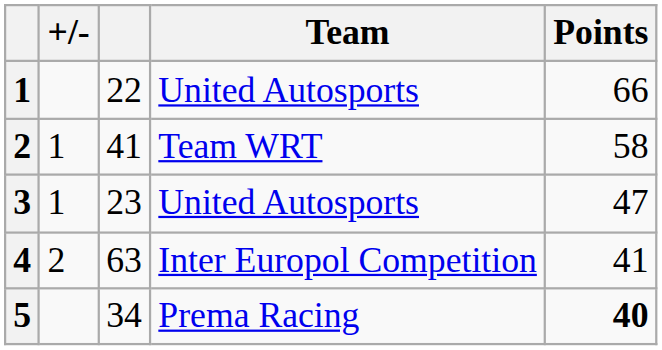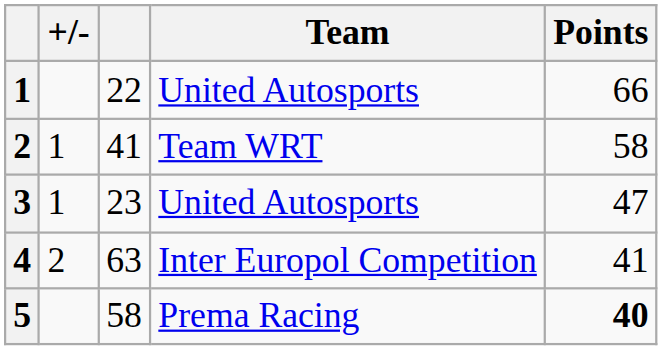(124, 315) 34 -> (124, 315) 58
